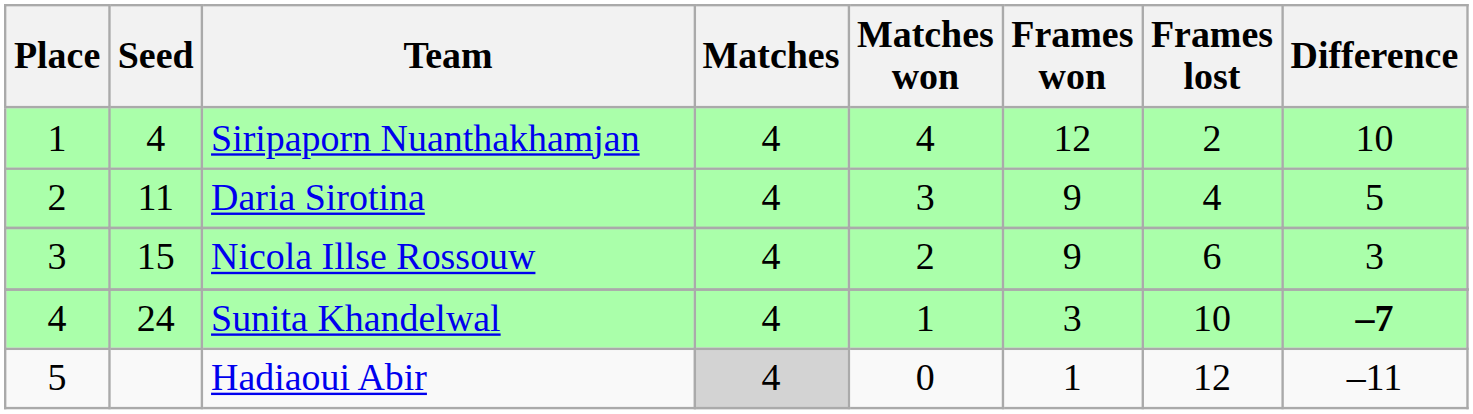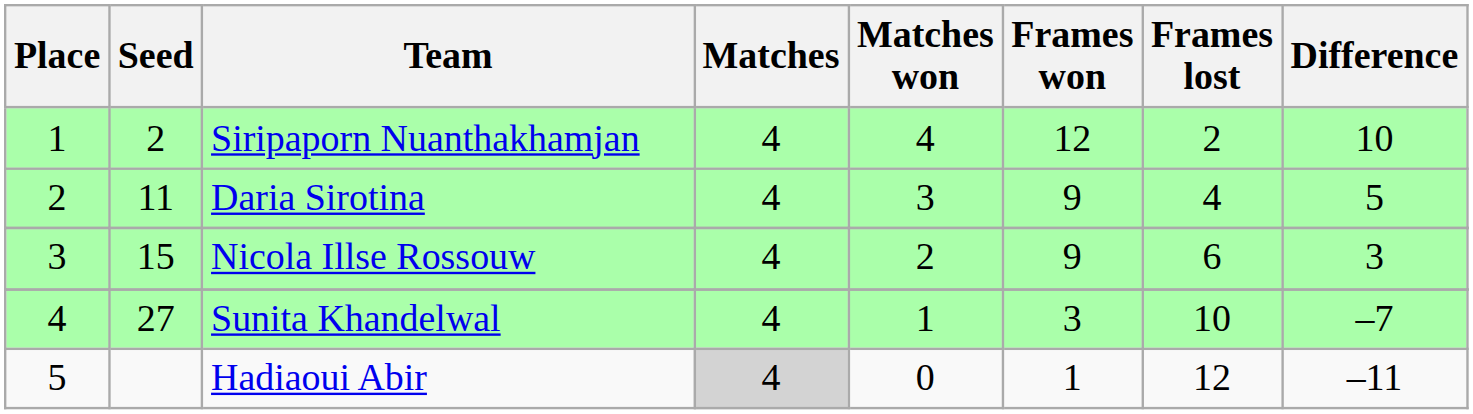(156, 137) 4 -> (156, 137) 2
(156, 317) 24 -> (156, 317) 27
(1374, 317) bold -> (1374, 317) normal
